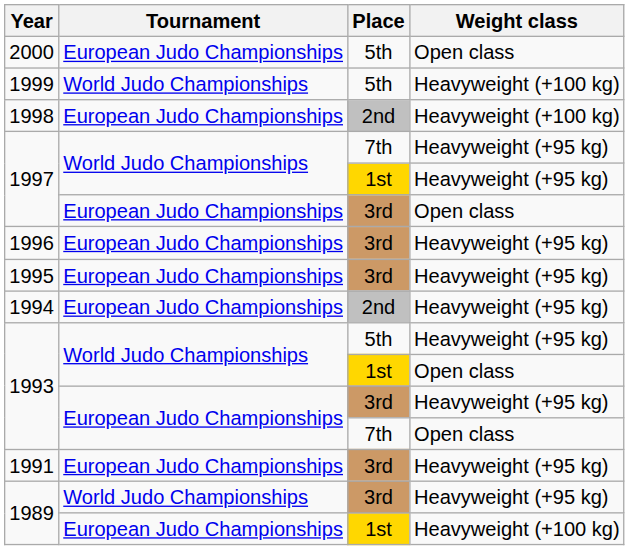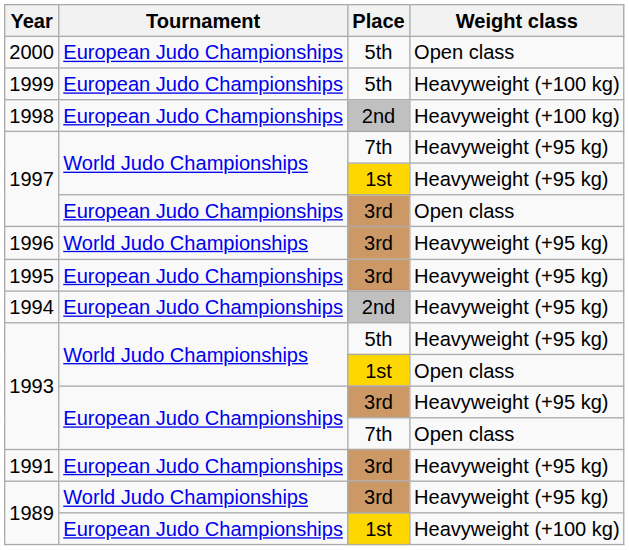(186, 84) World Judo Championships -> (203, 84) European Judo Championships
(203, 243) European Judo Championships -> (186, 243) World Judo Championships
